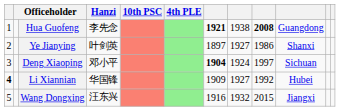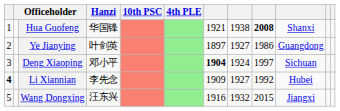(104, 28) 李先念 -> (104, 28) 华国锋
(216, 28) bold -> (216, 28) normal
(301, 28) Guangdong -> (301, 28) Shanxi
(301, 45) Shanxi -> (301, 45) Guangdong
(104, 80) 华国锋 -> (104, 80) 李先念
